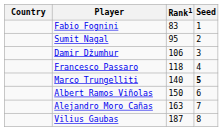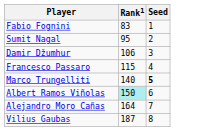- column: (28, 12)
(176, 66) 118 -> (128, 66) 115
(176, 93) no background -> (128, 93) paleturquoise background
(176, 107) 163 -> (128, 107) 164
